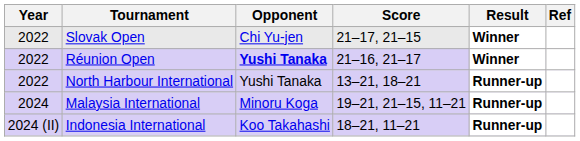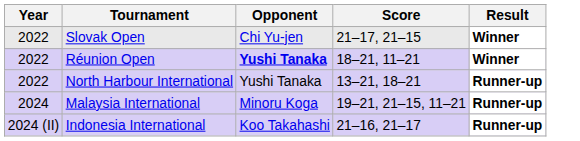- column: (560, 16)
(379, 59) 21–16, 21–17 -> (378, 59) 18–21, 11–21
(378, 125) 18–21, 11–21 -> (379, 125) 21–16, 21–17
